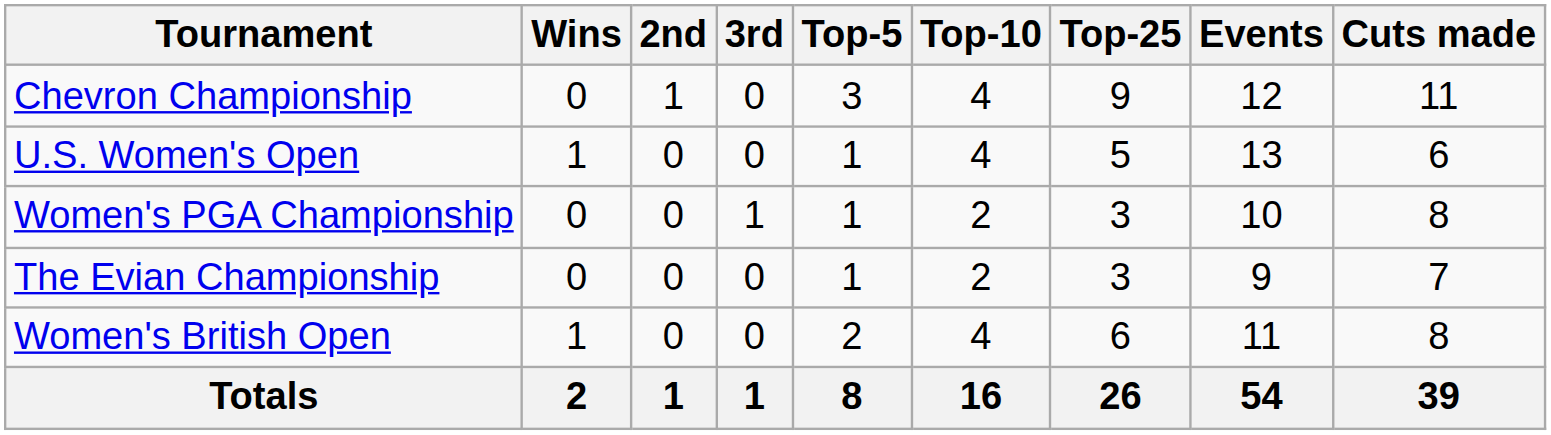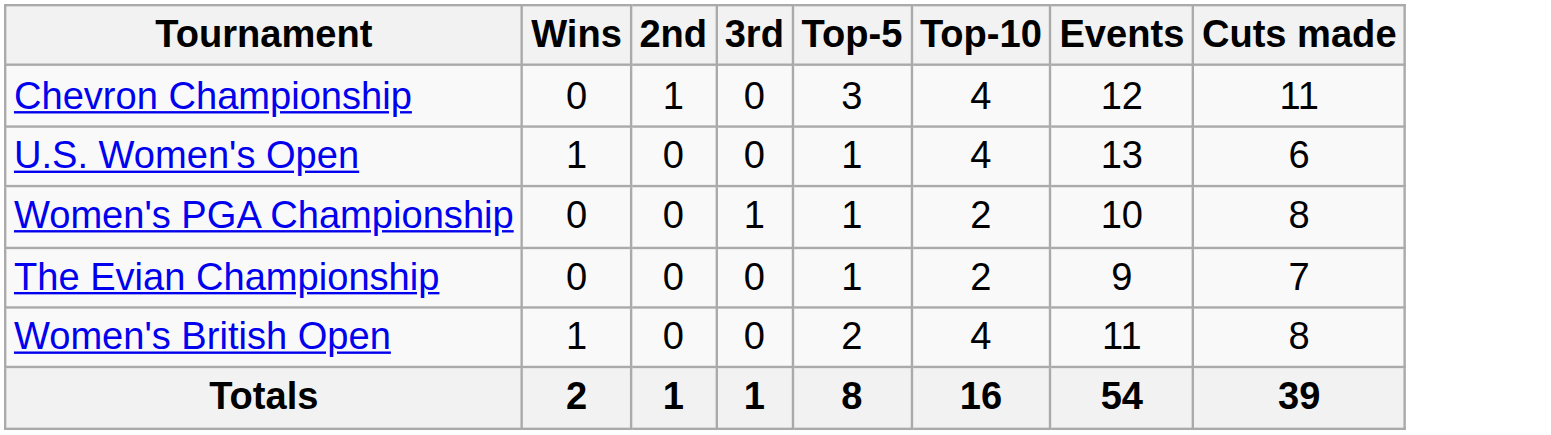- column: (1120, 34)
